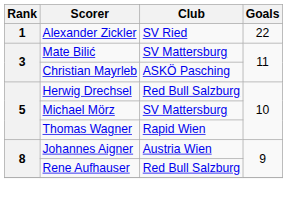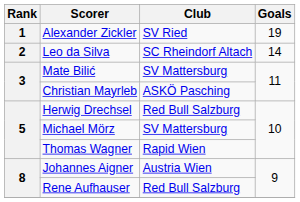(263, 33) 22 -> (275, 33) 19
+ row: (76, 52)
